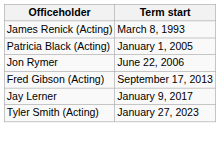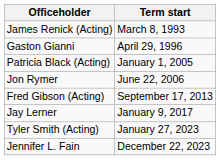+ row: (41, 46)
+ row: (43, 146)
